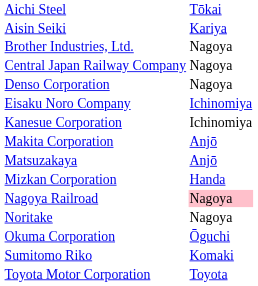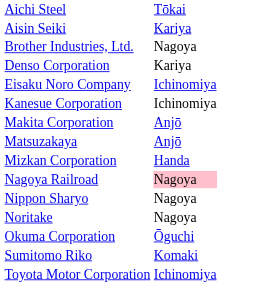- row: (95, 66)
(211, 85) Nagoya -> (173, 66) Kariya
+ row: (46, 198)
(209, 274) Toyota -> (185, 274) Ichinomiya
